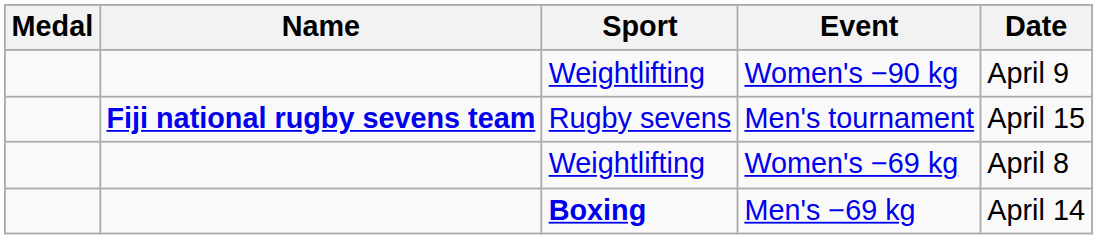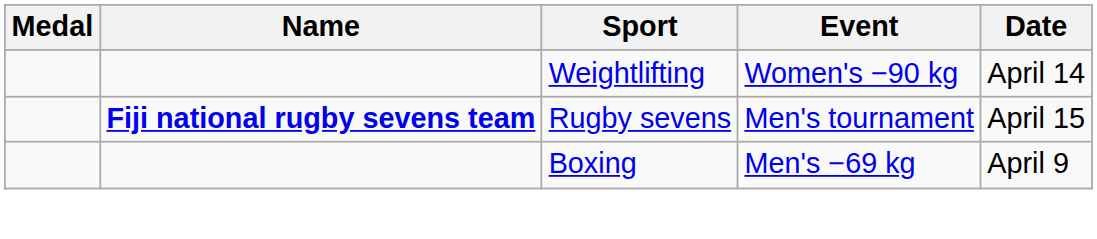(1028, 73) April 9 -> (1036, 73) April 14
- row: (851, 164)
(597, 210) bold -> (593, 164) normal
(1036, 210) April 14 -> (1028, 164) April 9
